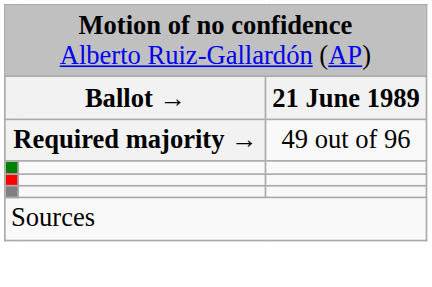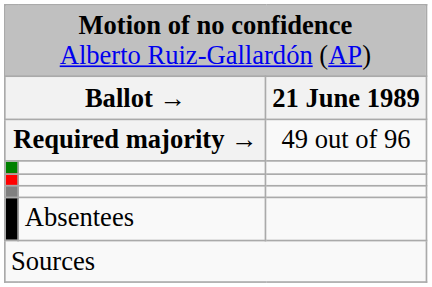+ row: (12, 219)
